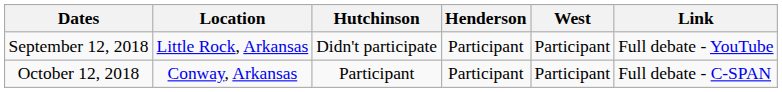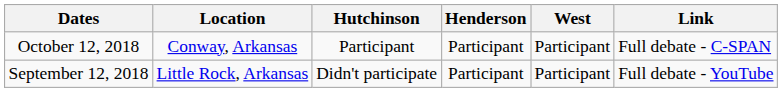rows swapped: (79, 45) <-> (79, 73)
